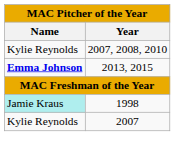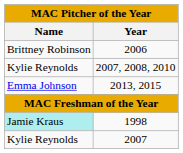+ row: (136, 49)
(45, 67) bold -> (42, 85) normal
